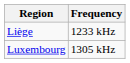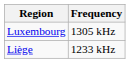rows swapped: (20, 31) <-> (36, 49)
